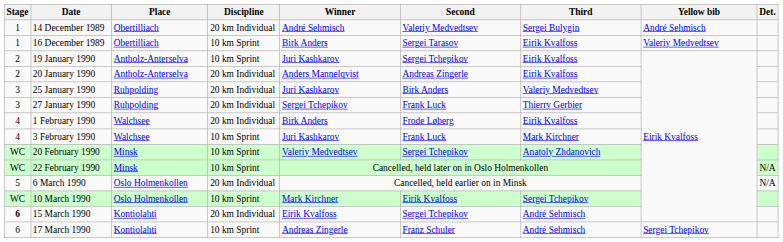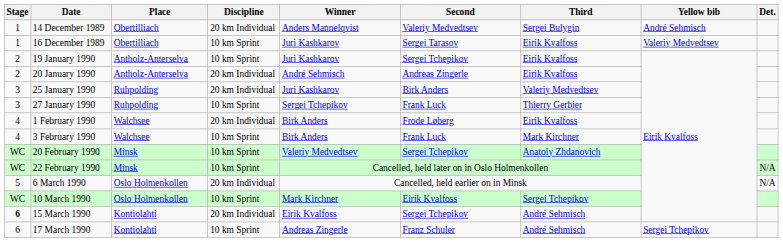(313, 27) André Sehmisch -> (320, 27) Anders Mannelqvist
(305, 43) Birk Anders -> (311, 43) Juri Kashkarov
(320, 74) Anders Mannelqvist -> (313, 74) André Sehmisch
(243, 105) 20 km Individual -> (235, 105) 10 km Sprint
(311, 136) Juri Kashkarov -> (305, 136) Birk Anders
